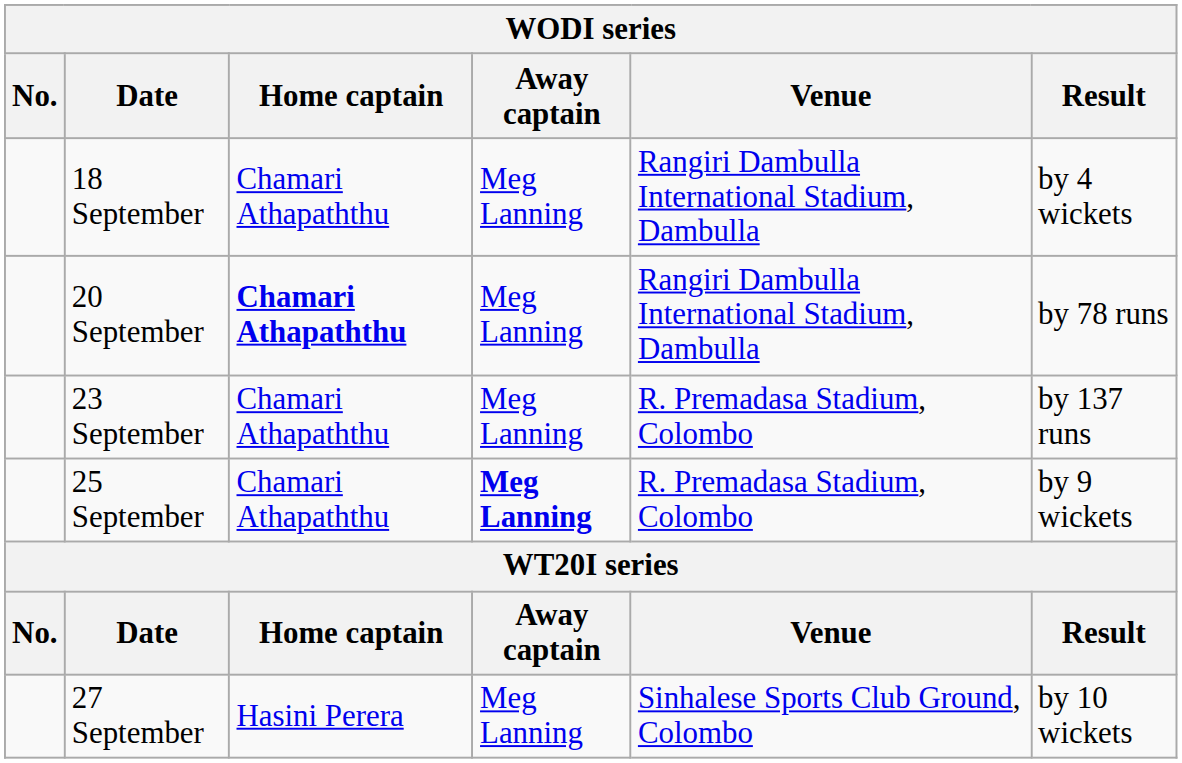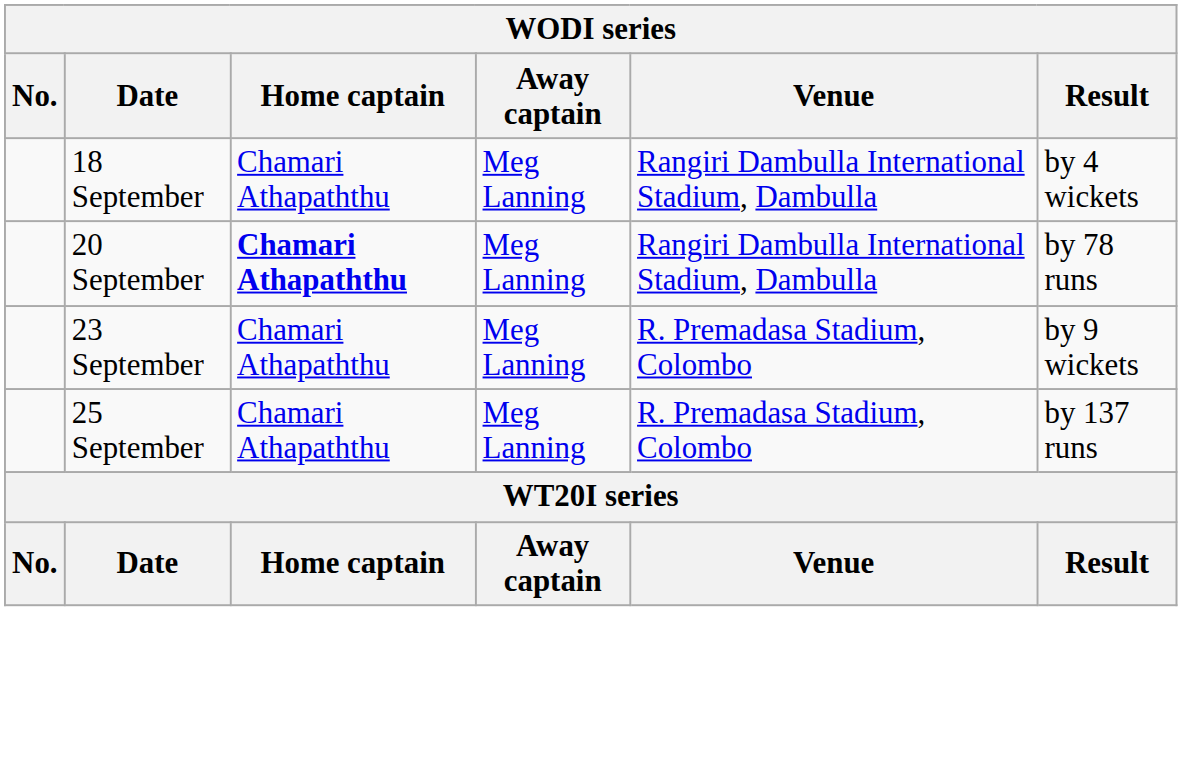(1081, 415) by 137 runs -> (1092, 346) by 9 wickets
(536, 499) bold -> (534, 430) normal
(1085, 499) by 9 wickets -> (1087, 430) by 137 runs
- row: (138, 716)
